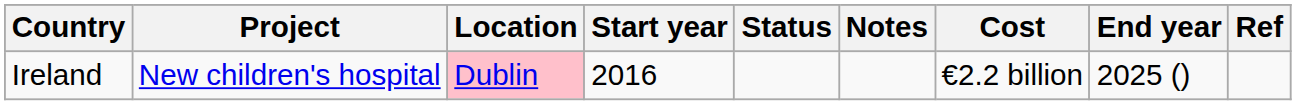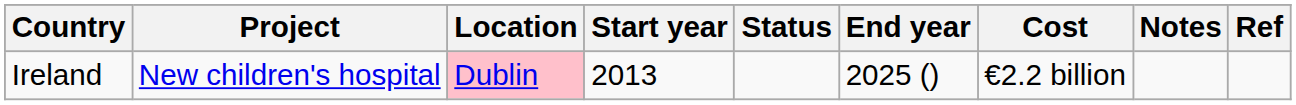columns swapped: (1159, 27) <-> (887, 27)
(624, 74) 2016 -> (624, 74) 2013
